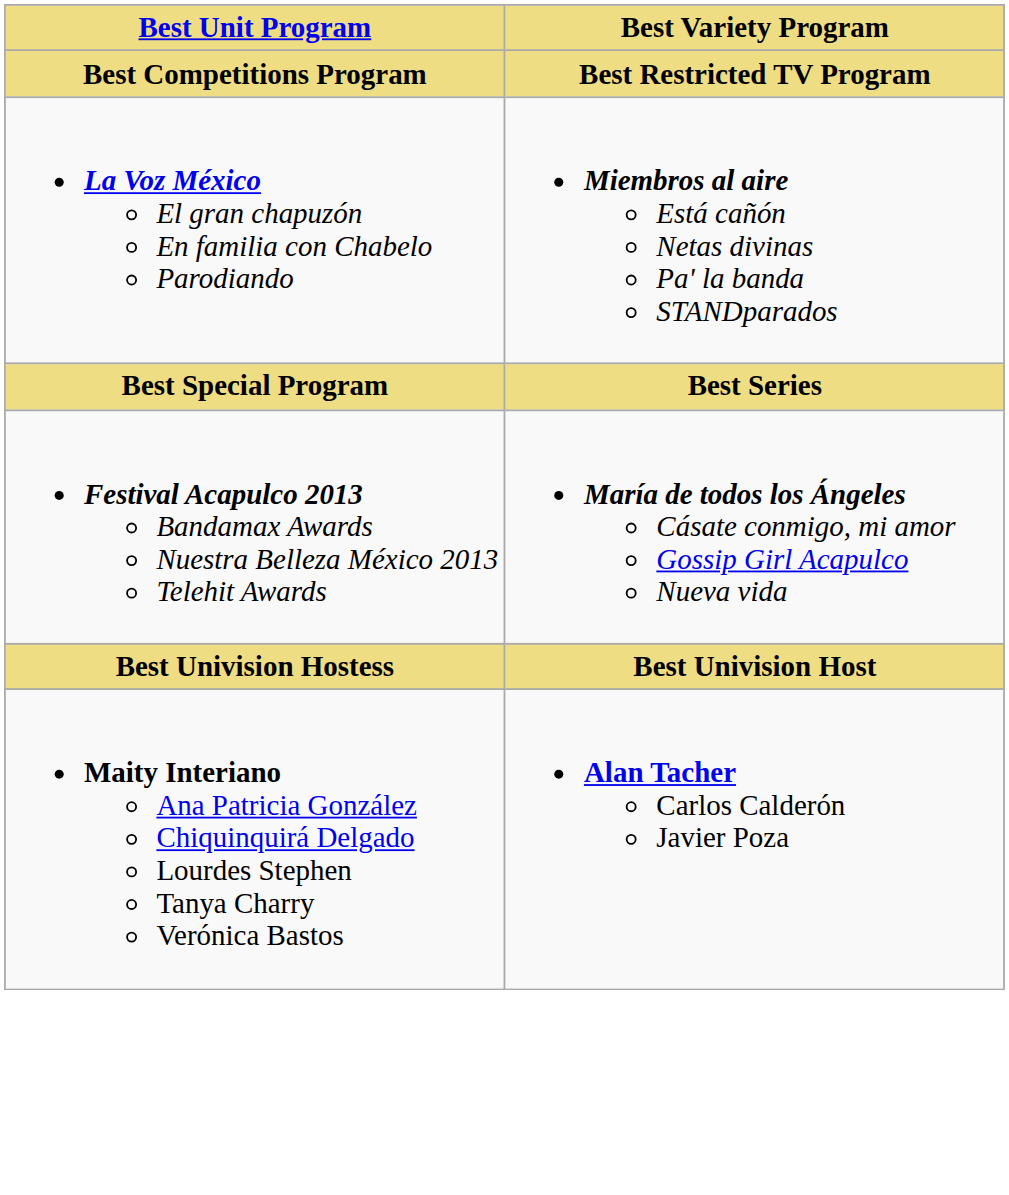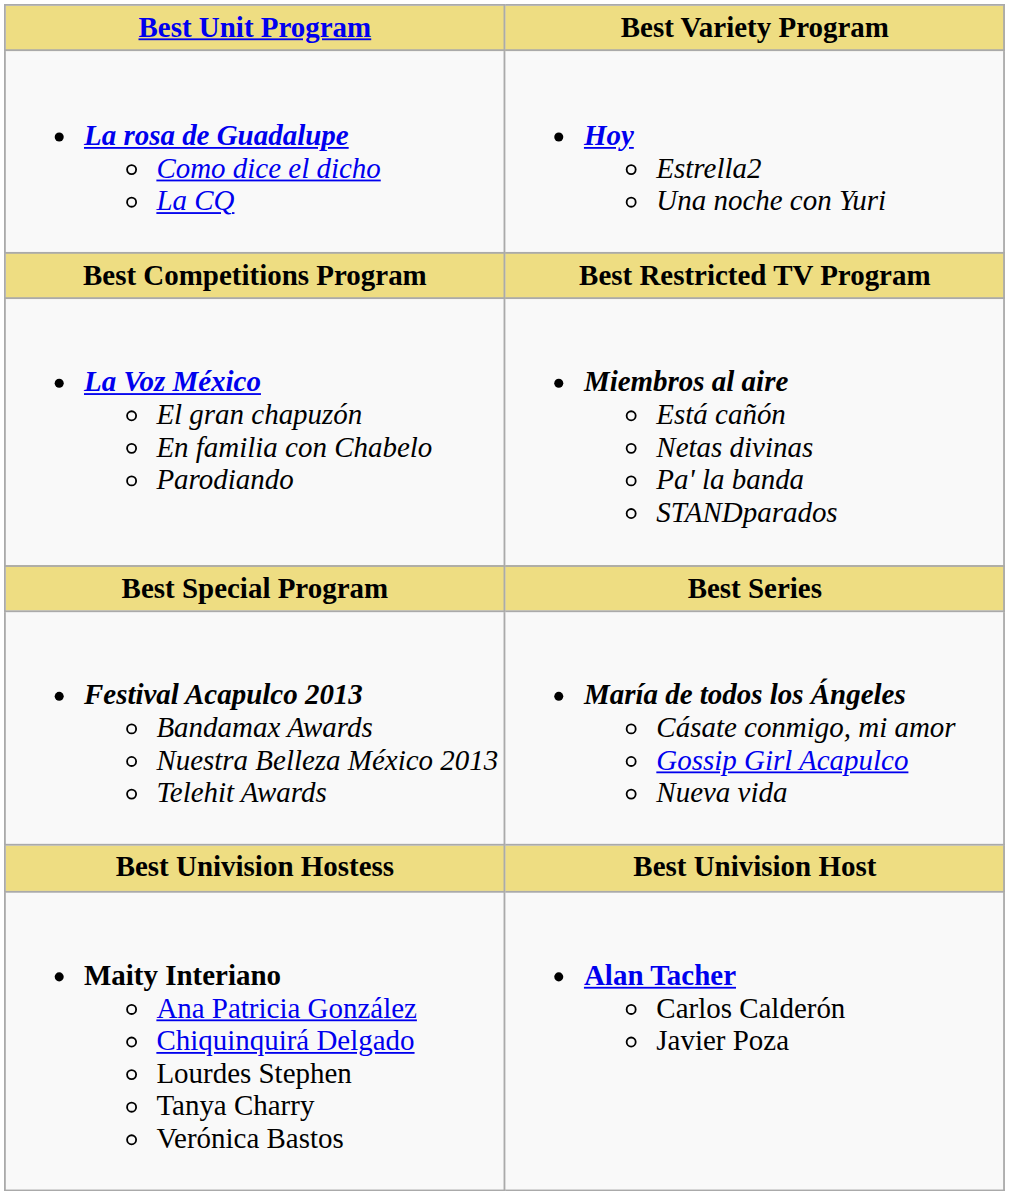+ row: (255, 168)
